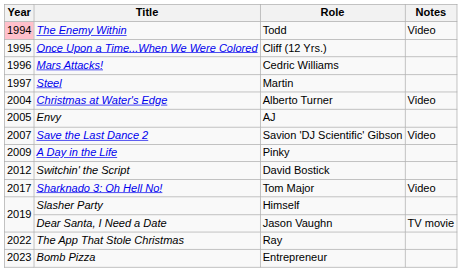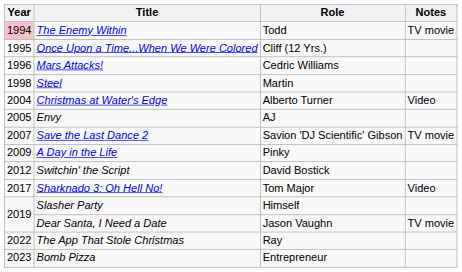(422, 30) Video -> (431, 30) TV movie
(19, 83) 1997 -> (19, 83) 1998
(422, 135) Video -> (431, 135) TV movie
